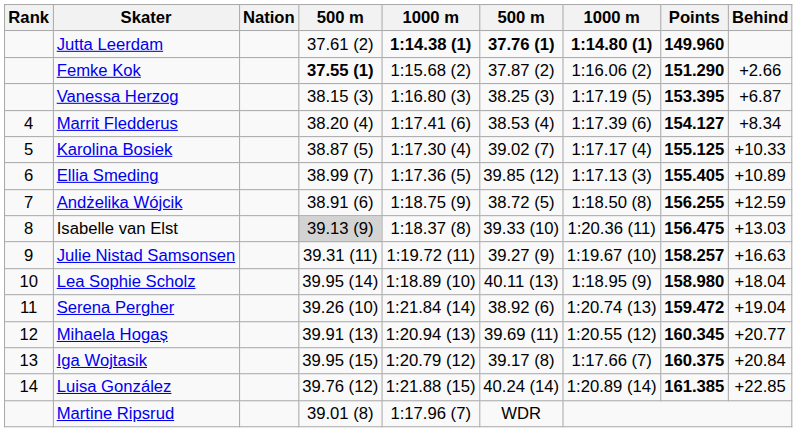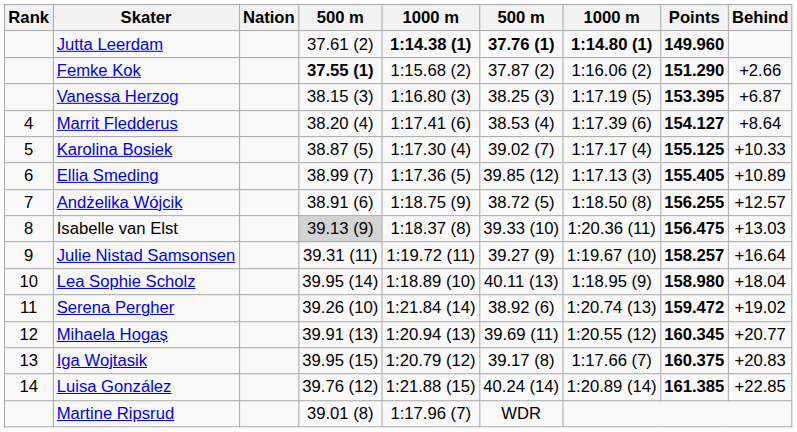(760, 123) +8.34 -> (760, 123) +8.64
(760, 202) +12.59 -> (760, 202) +12.57
(760, 255) +16.63 -> (760, 255) +16.64
(760, 307) +19.04 -> (760, 307) +19.02
(760, 360) +20.84 -> (760, 360) +20.83
